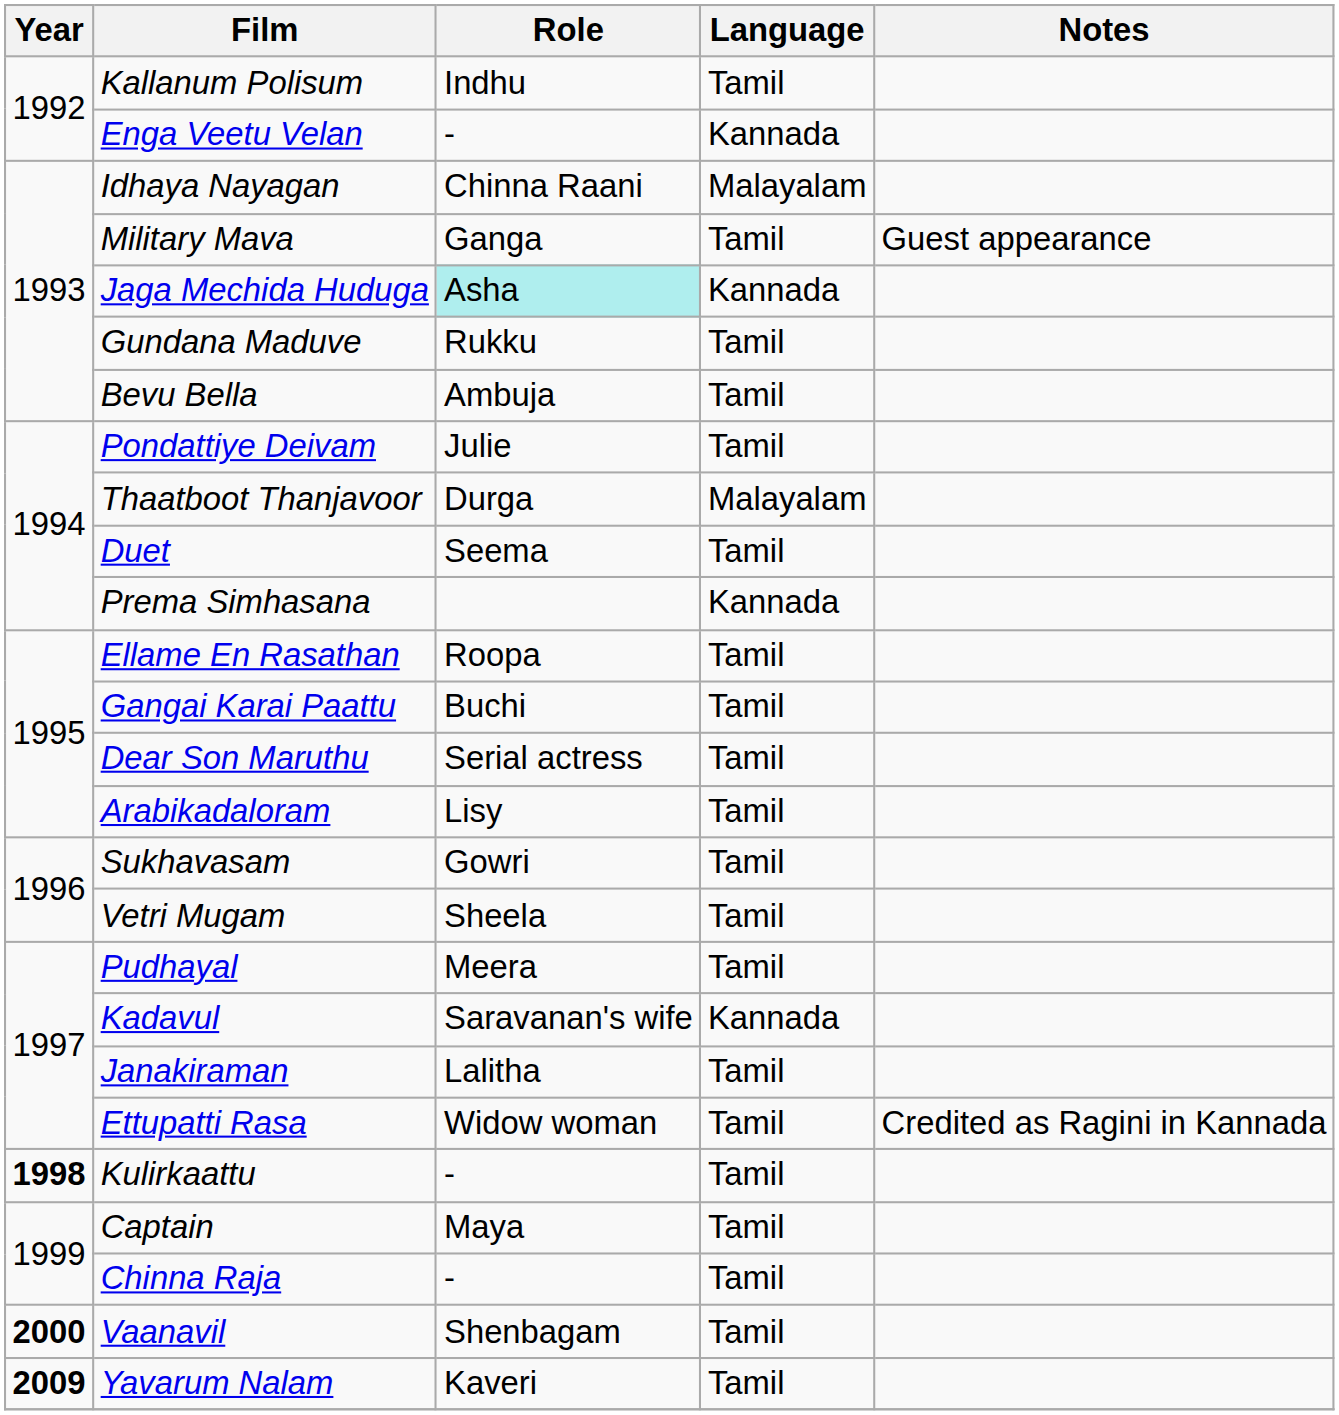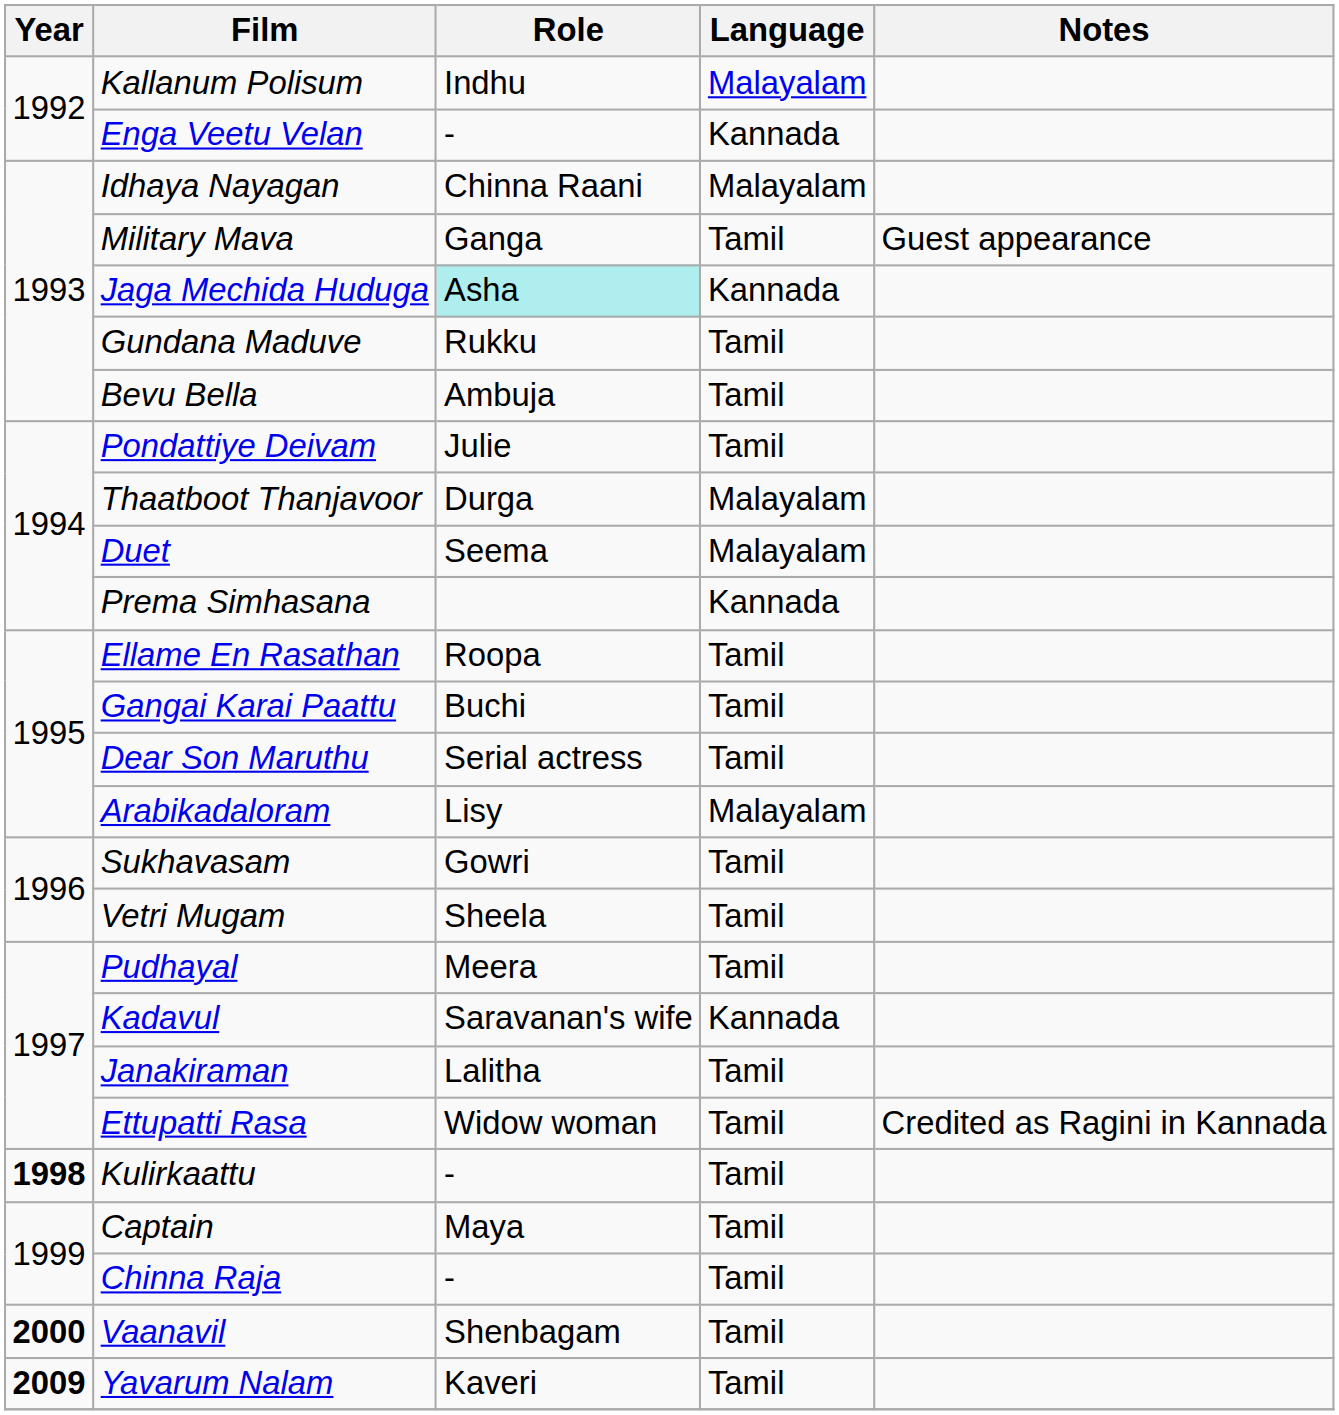(746, 82) Tamil -> (787, 82) Malayalam
(746, 550) Tamil -> (787, 550) Malayalam
(746, 810) Tamil -> (787, 810) Malayalam
